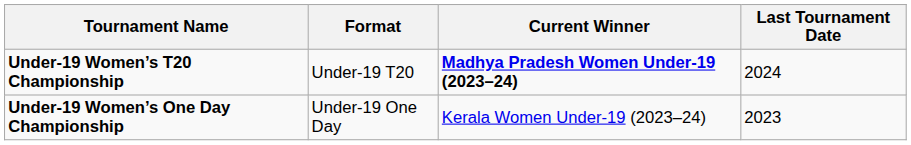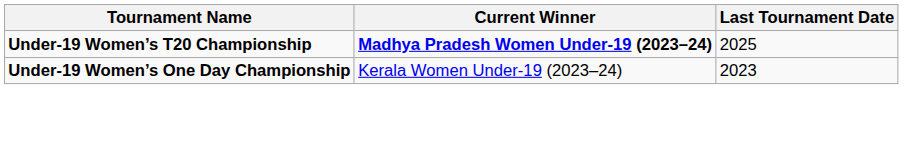- column: (373, 27)
(763, 72) 2024 -> (738, 44) 2025
